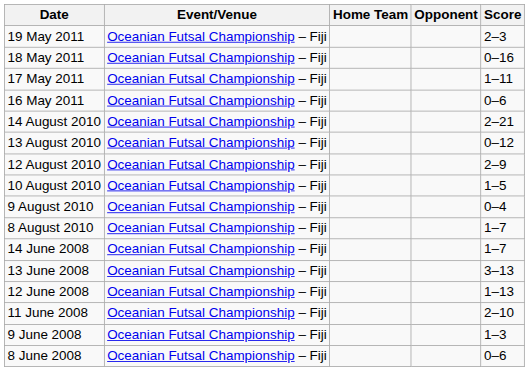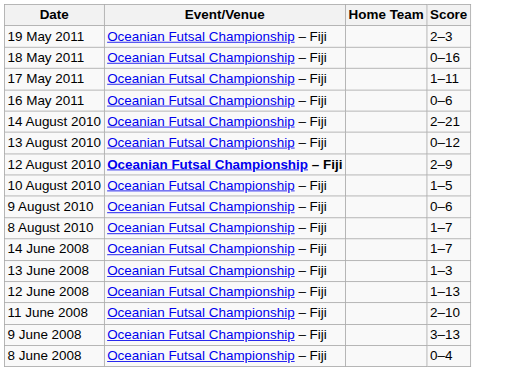- column: (446, 15)
(217, 164) normal -> (225, 164) bold
(495, 206) 0–4 -> (441, 206) 0–6
(499, 270) 3–13 -> (441, 270) 1–3
(495, 334) 1–3 -> (445, 334) 3–13
(495, 356) 0–6 -> (441, 356) 0–4
